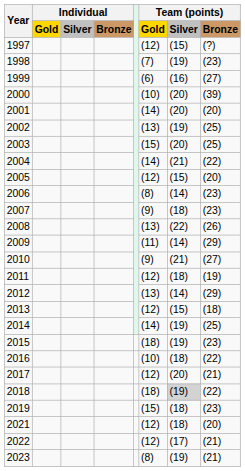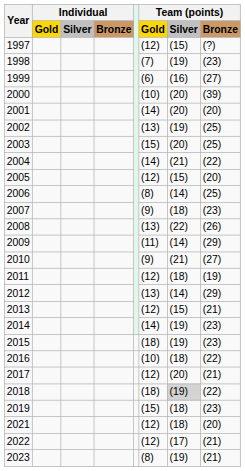(212, 194) (23) -> (212, 194) (25)
(212, 309) (18) -> (212, 309) (21)
(212, 326) (25) -> (212, 326) (23)
